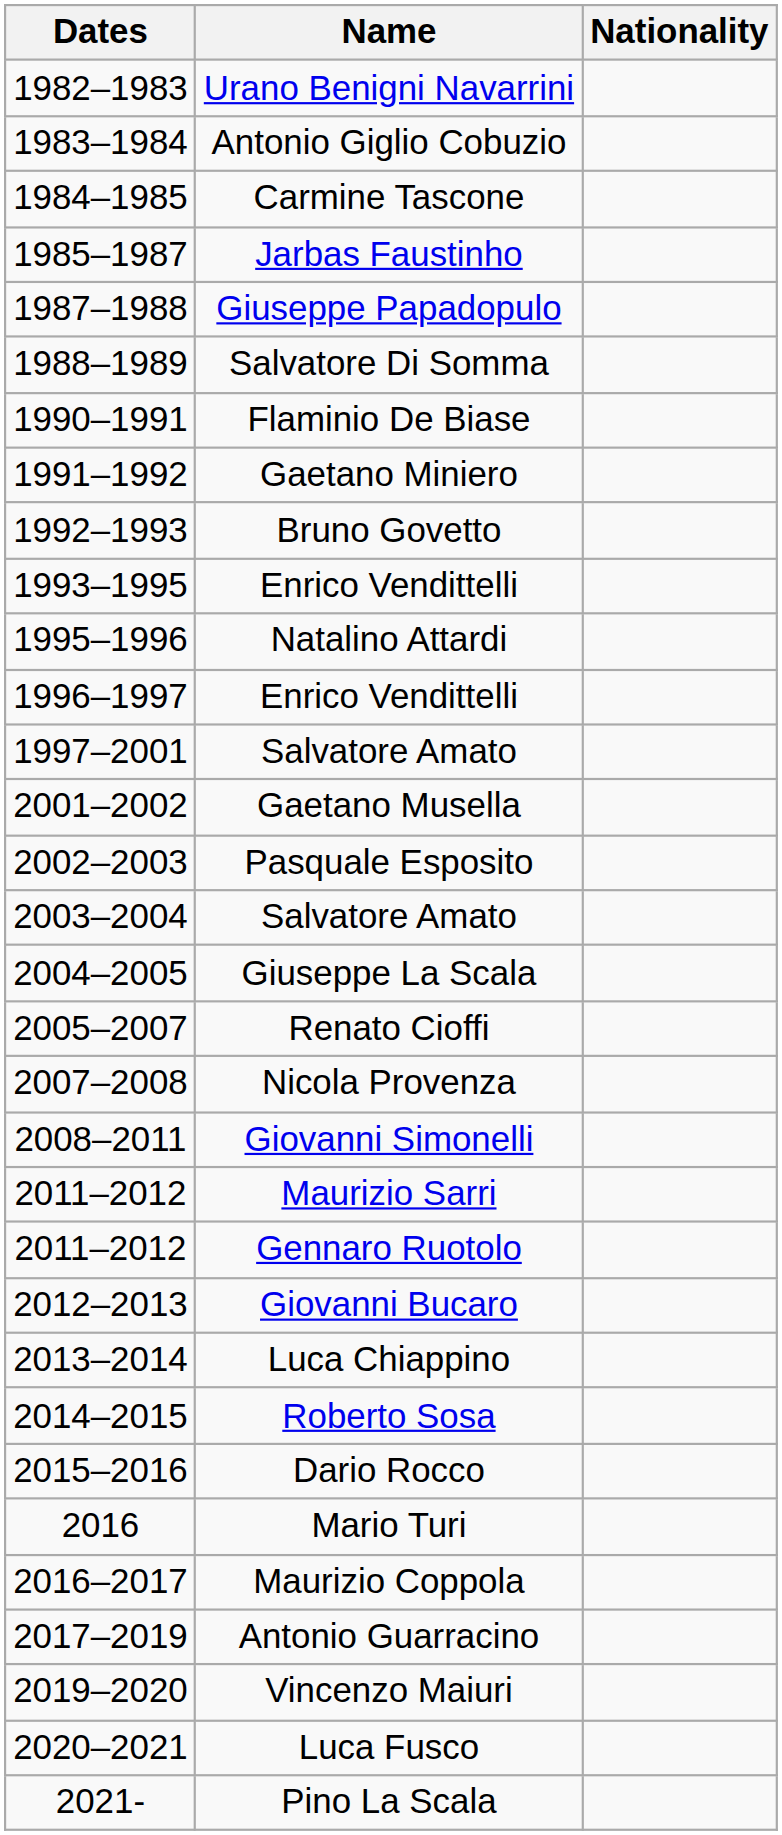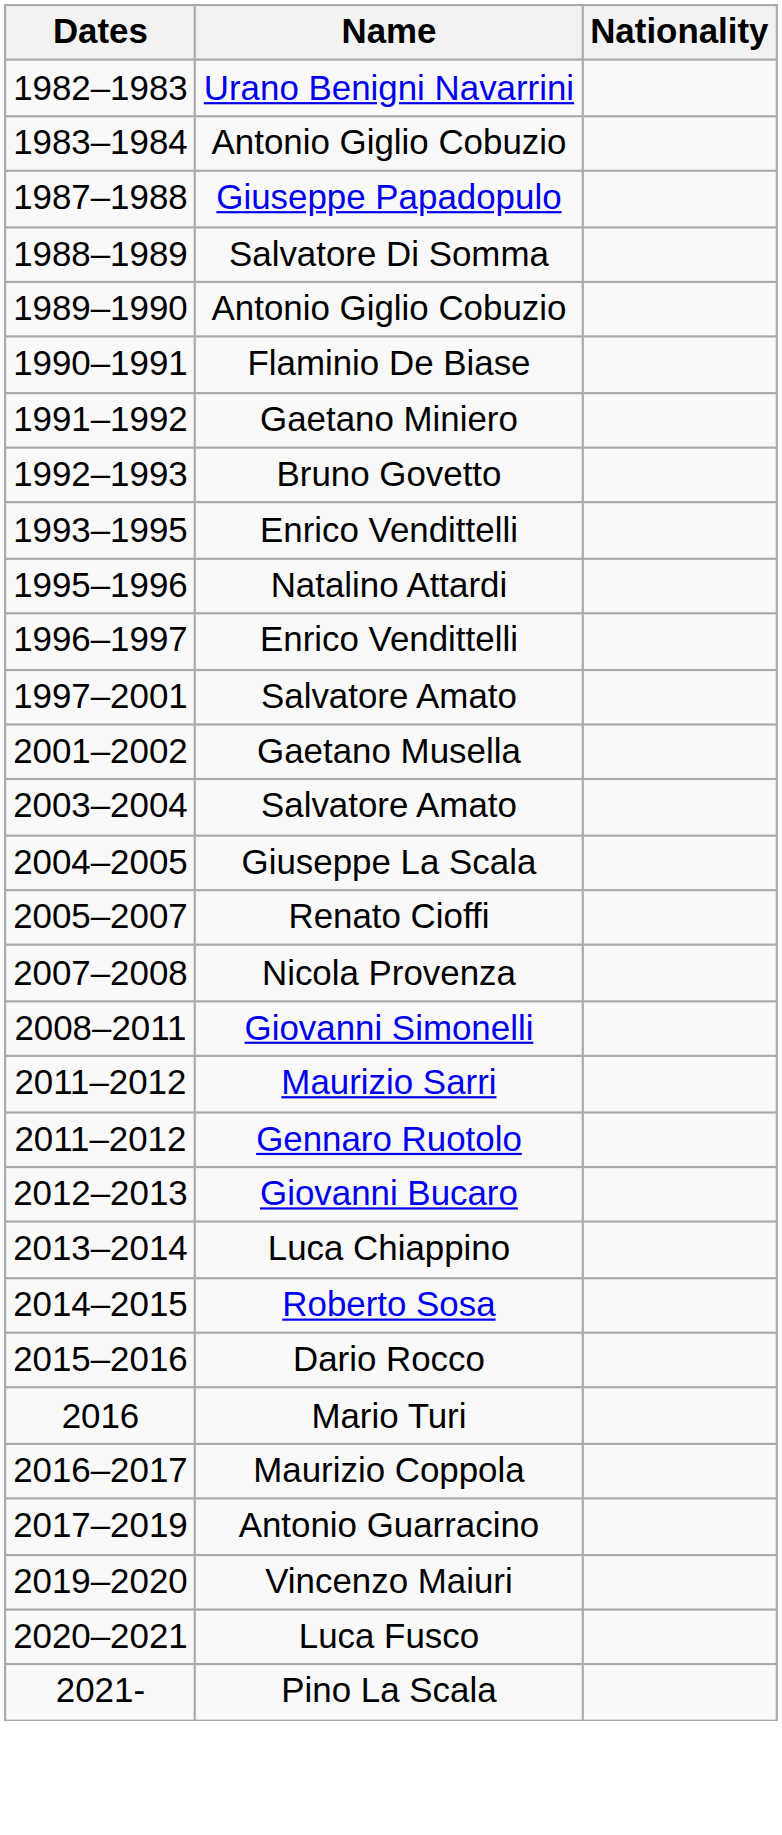- row: (100, 198)
- row: (100, 253)
+ row: (100, 308)
- row: (100, 861)
